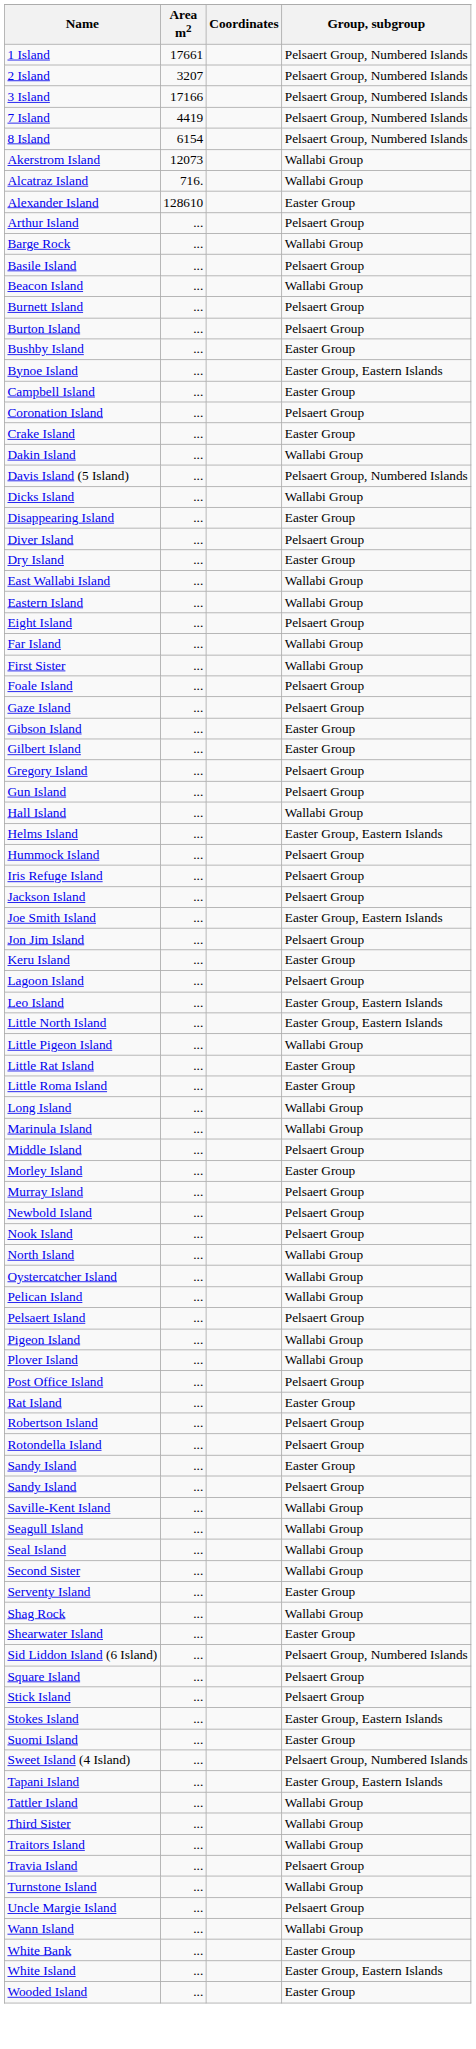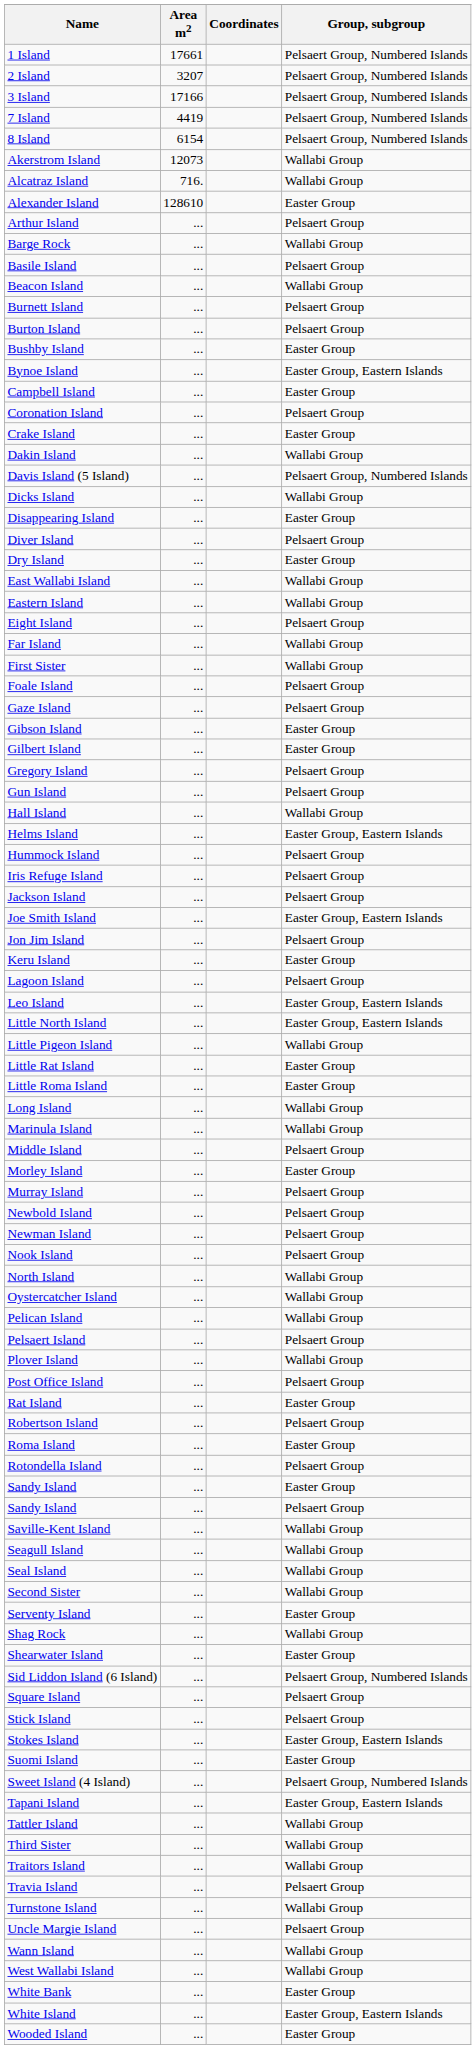+ row: (49, 1234)
- row: (44, 1339)
+ row: (41, 1444)
+ row: (60, 1971)
